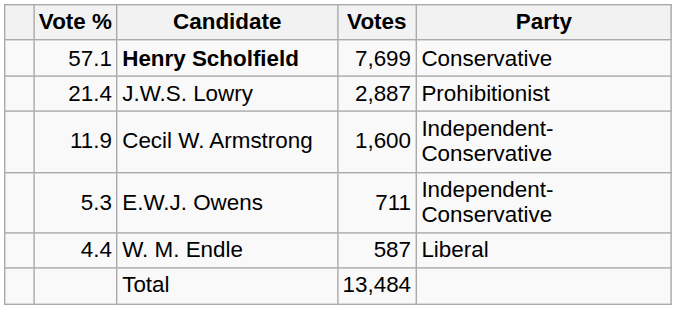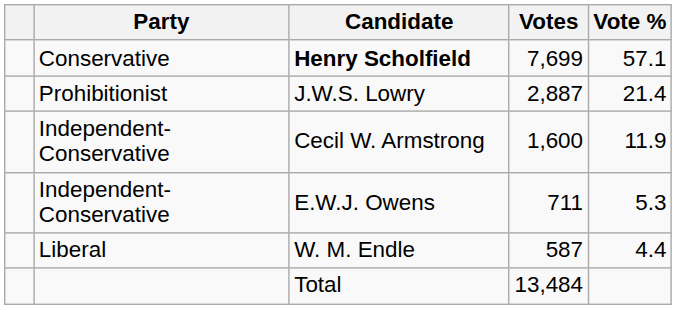columns swapped: (544, 22) <-> (75, 22)
